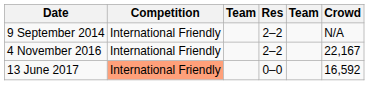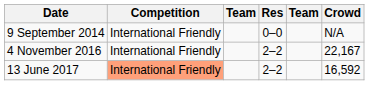(272, 32) 2–2 -> (272, 32) 0–0
(272, 70) 0–0 -> (272, 70) 2–2
